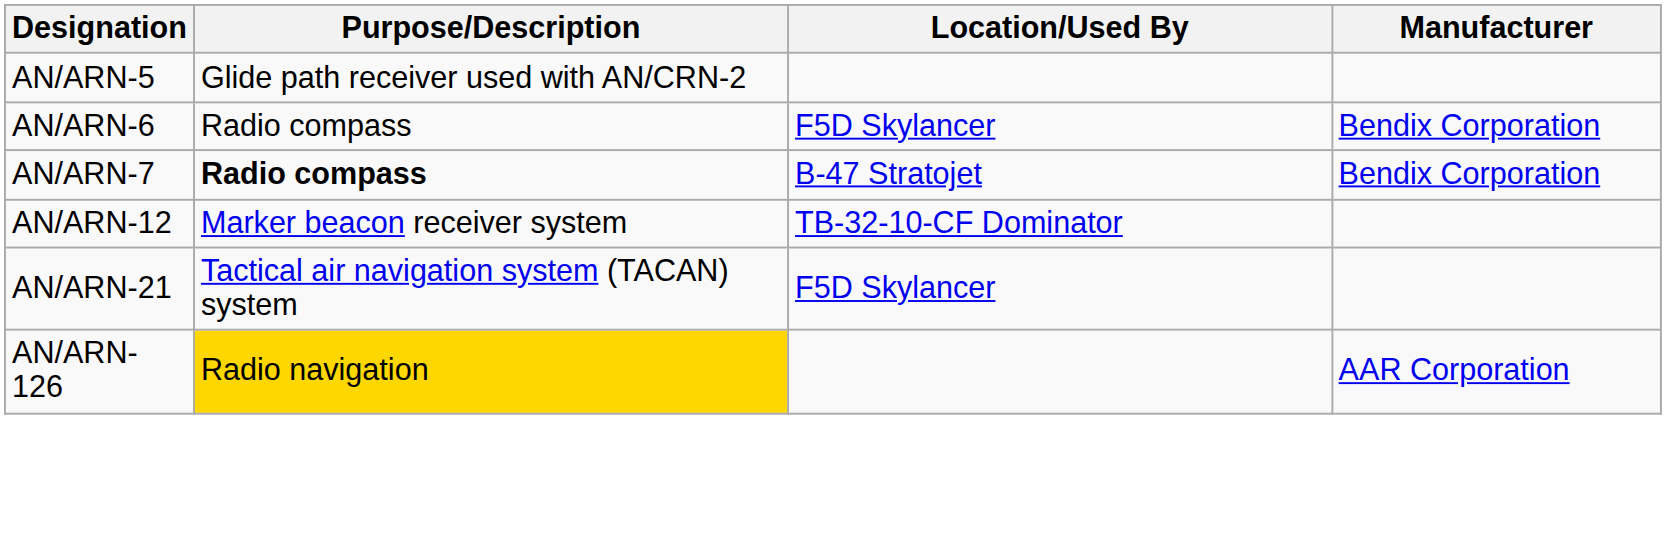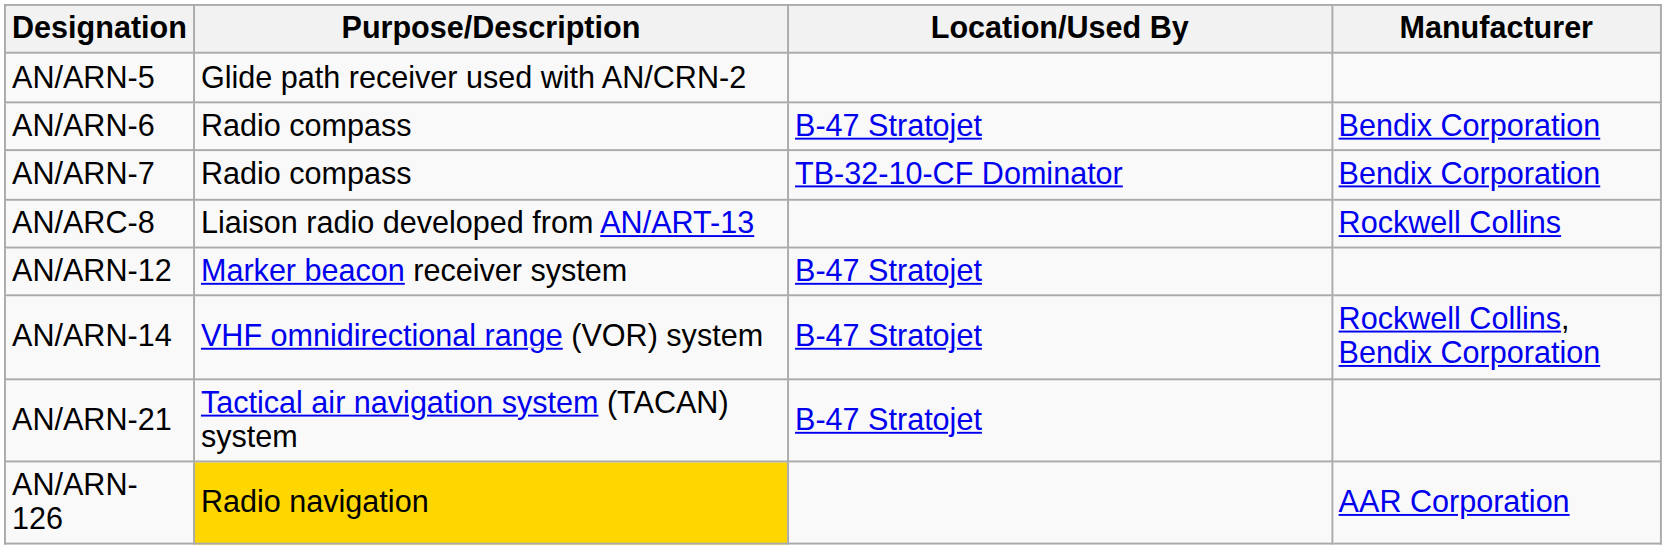(895, 125) F5D Skylancer -> (888, 125) B-47 Stratojet
(314, 174) bold -> (306, 174) normal
(888, 174) B-47 Stratojet -> (959, 174) TB-32-10-CF Dominator
+ row: (83, 222)
(959, 222) TB-32-10-CF Dominator -> (888, 271) B-47 Stratojet
+ row: (92, 336)
(895, 288) F5D Skylancer -> (888, 419) B-47 Stratojet
